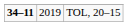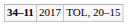(50, 13) 2019 -> (50, 13) 2017
